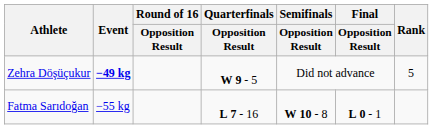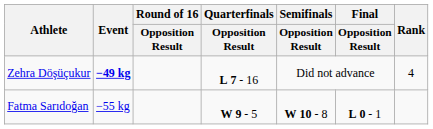(239, 80) W 9 - 5 -> (239, 80) L 7 - 16
(411, 73) 5 -> (411, 73) 4
(239, 114) L 7 - 16 -> (239, 114) W 9 - 5
